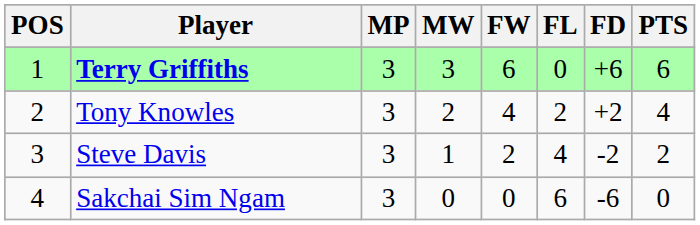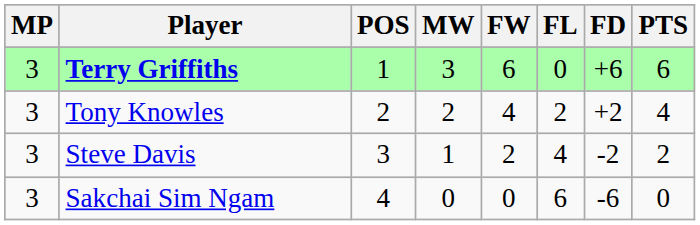columns swapped: (37, 25) <-> (388, 25)
